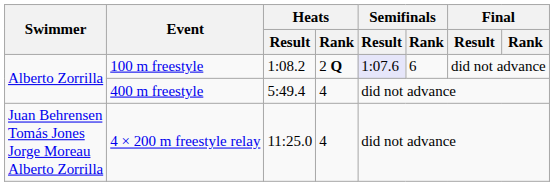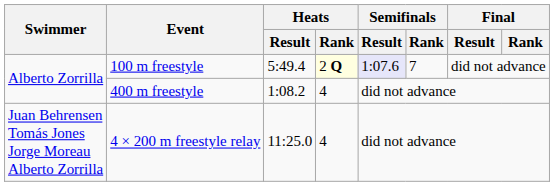(286, 66) 1:08.2 -> (286, 66) 5:49.4
(331, 66) no background -> (331, 66) lightyellow background
(413, 66) 6 -> (413, 66) 7
(286, 91) 5:49.4 -> (286, 91) 1:08.2
